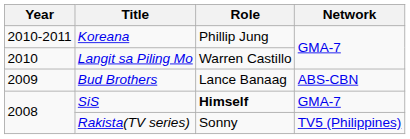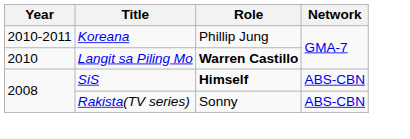(245, 58) normal -> (249, 58) bold
- row: (118, 79)
(319, 101) GMA-7 -> (335, 79) ABS-CBN
(350, 123) TV5 (Philippines) -> (335, 101) ABS-CBN
